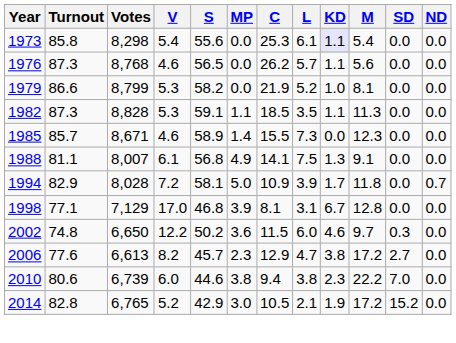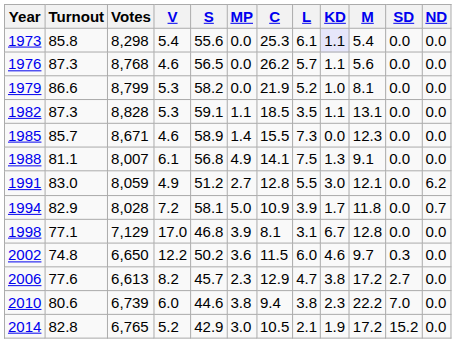(367, 112) 11.3 -> (368, 112) 13.1
+ row: (25, 183)
